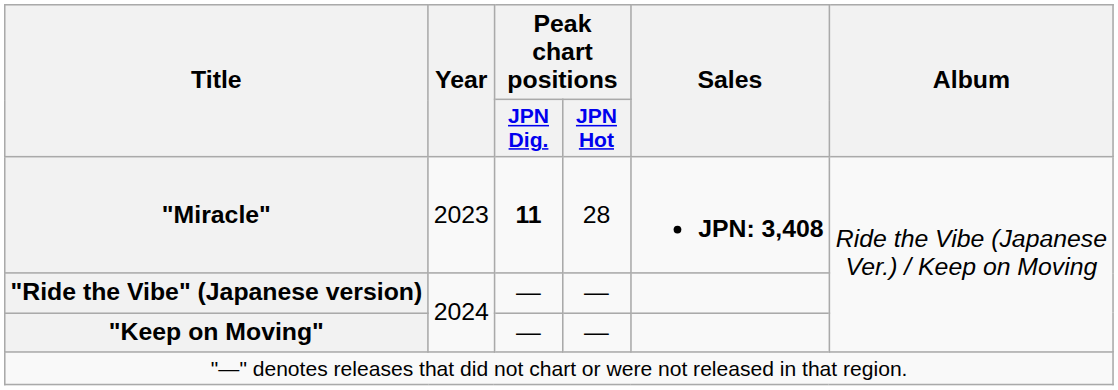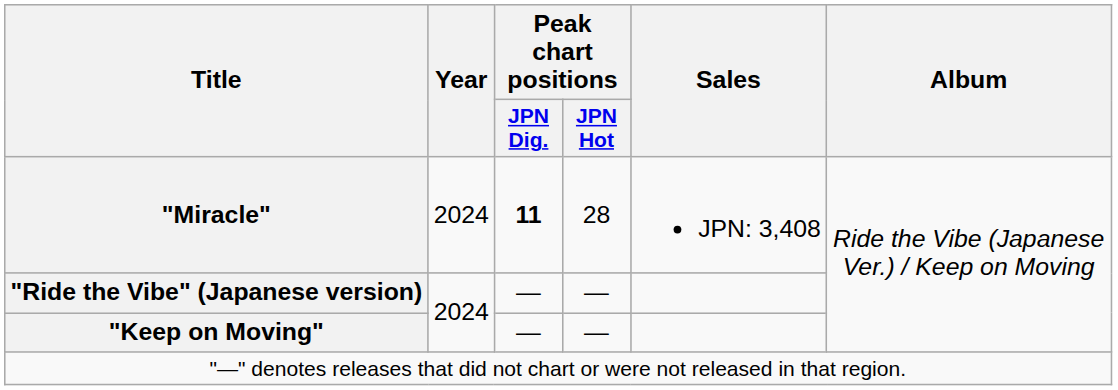(461, 214) 2023 -> (461, 214) 2024
(730, 229) bold -> (728, 229) normal
